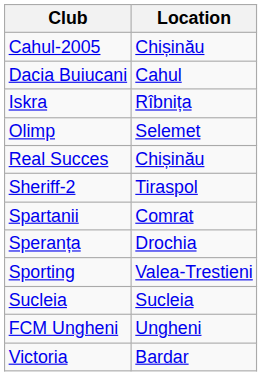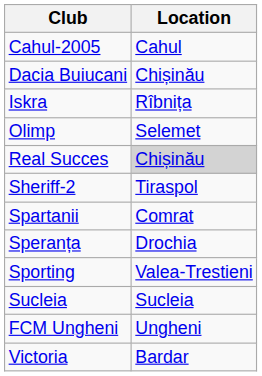(170, 46) Chișinău -> (159, 46) Cahul
(159, 74) Cahul -> (170, 74) Chișinău
(170, 159) no background -> (170, 159) lightgrey background
